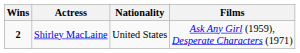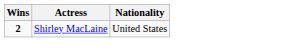- column: (232, 12)
